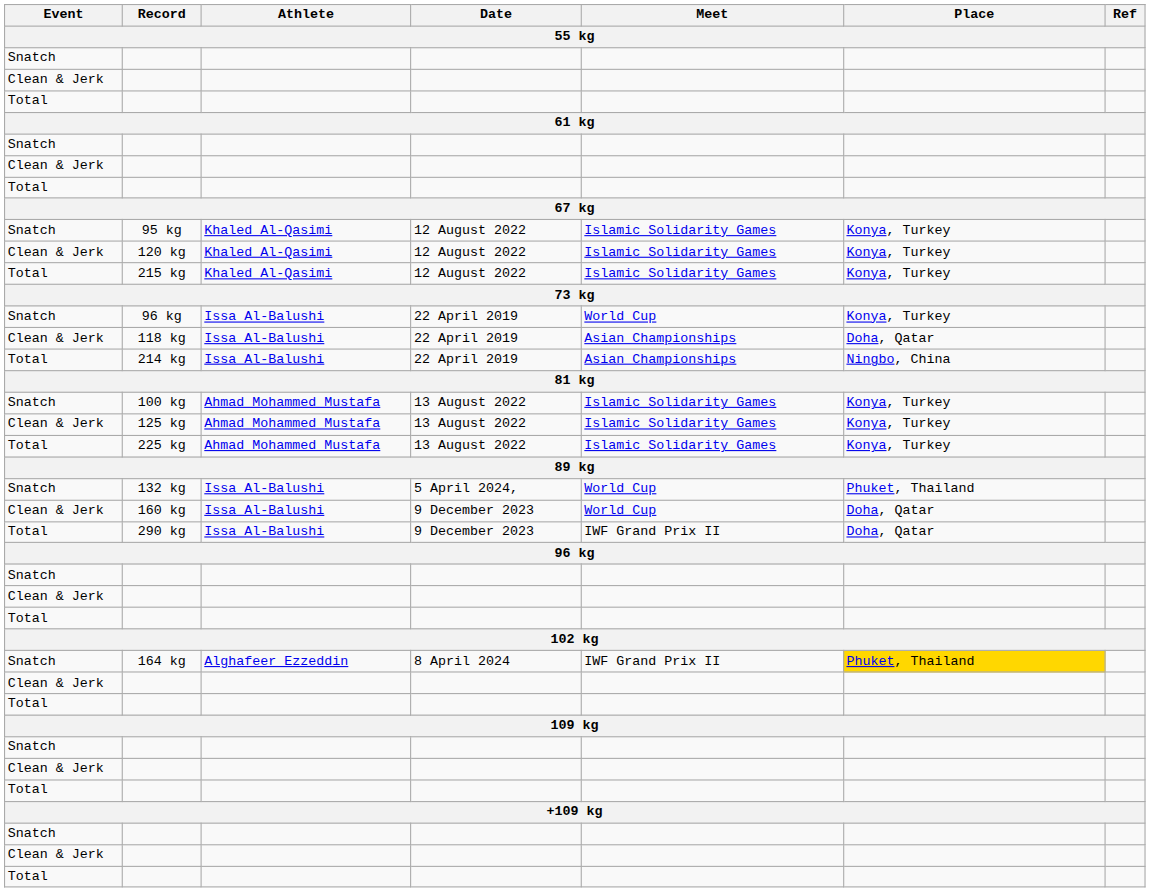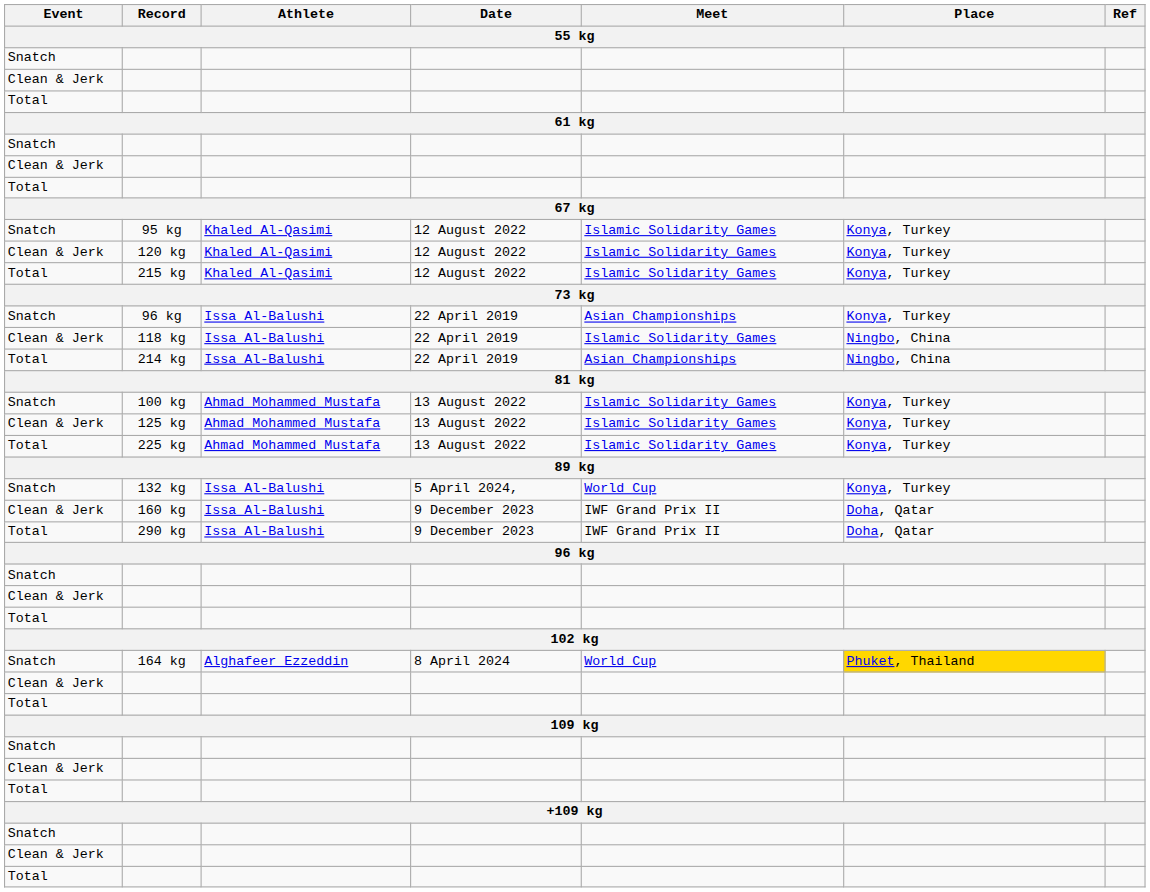(620, 317) World Cup -> (660, 317) Asian Championships
(660, 339) Asian Championships -> (680, 339) Islamic Solidarity Games
(890, 339) Doha, Qatar -> (898, 339) Ningbo, China
(910, 489) Phuket, Thailand -> (898, 489) Konya, Turkey
(620, 511) World Cup -> (652, 511) IWF Grand Prix II
(652, 662) IWF Grand Prix II -> (620, 662) World Cup
